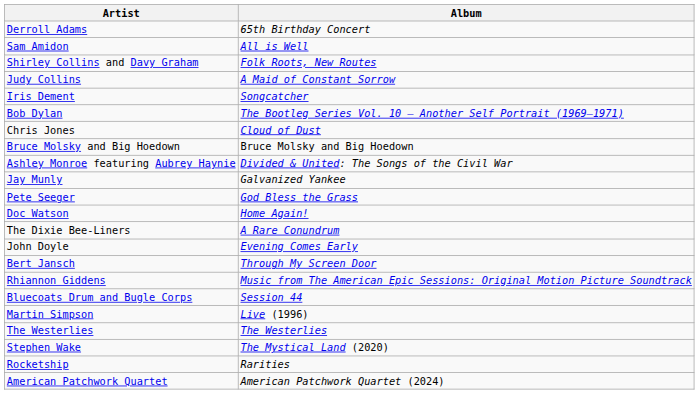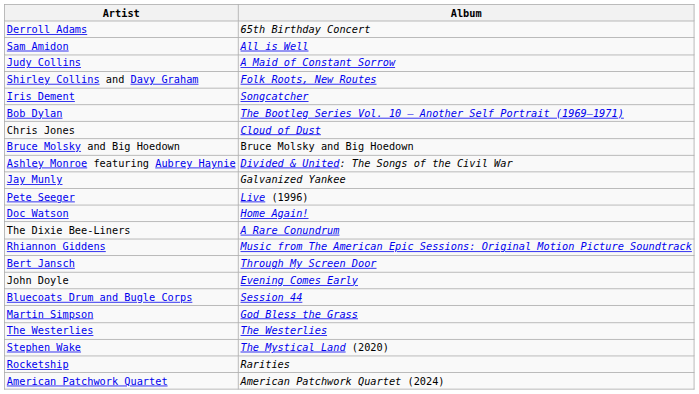rows swapped: (44, 80) <-> (103, 63)
(299, 197) God Bless the Grass -> (275, 197) Live (1996)
rows swapped: (38, 247) <-> (56, 281)
(275, 314) Live (1996) -> (299, 314) God Bless the Grass
